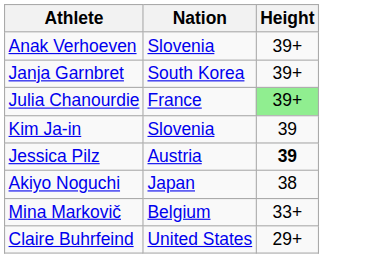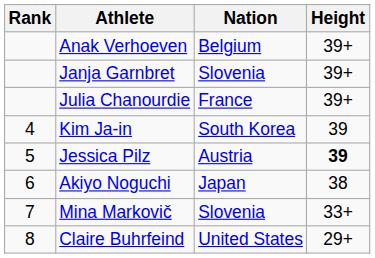+ column: (30, 18)
(181, 45) Slovenia -> (230, 45) Belgium
(196, 73) South Korea -> (232, 73) Slovenia
(287, 101) lightgreen background -> (338, 101) no background
(181, 128) Slovenia -> (247, 128) South Korea
(179, 211) Belgium -> (232, 211) Slovenia
